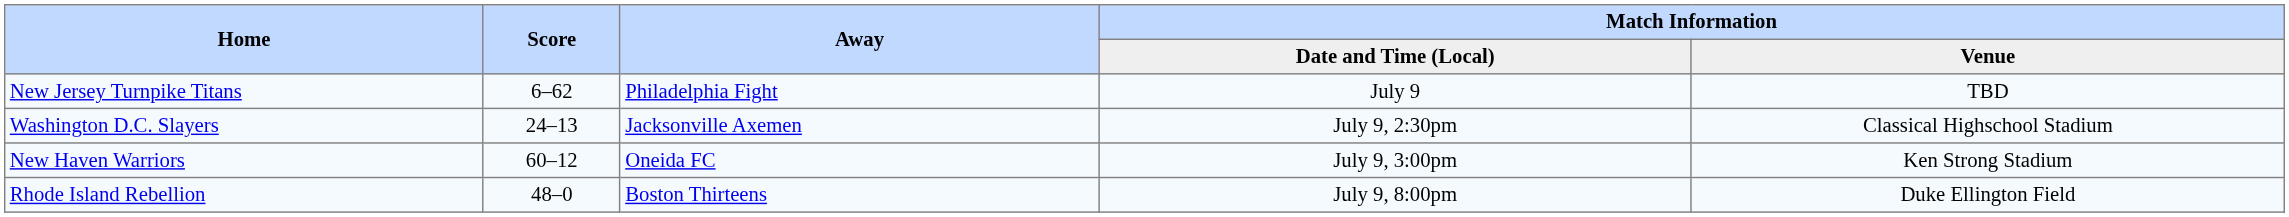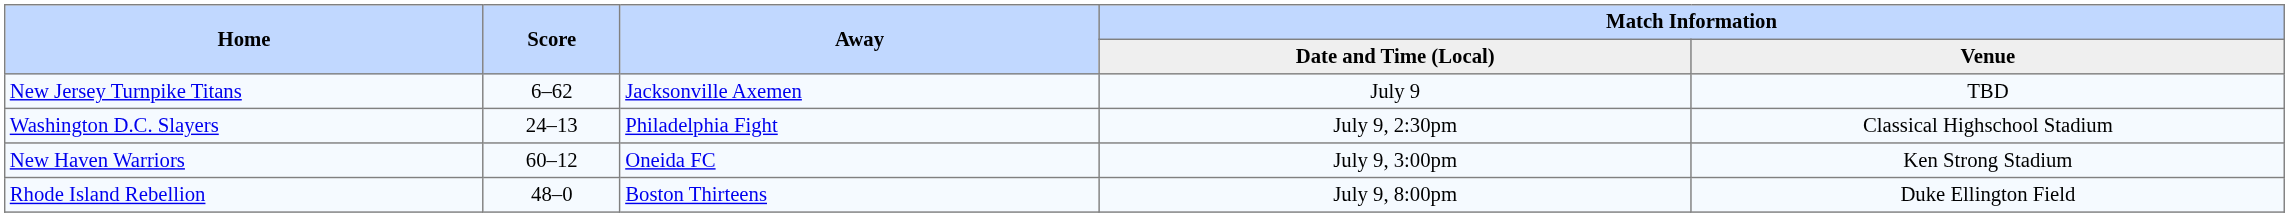(701, 90) Philadelphia Fight -> (714, 90) Jacksonville Axemen
(714, 125) Jacksonville Axemen -> (701, 125) Philadelphia Fight
